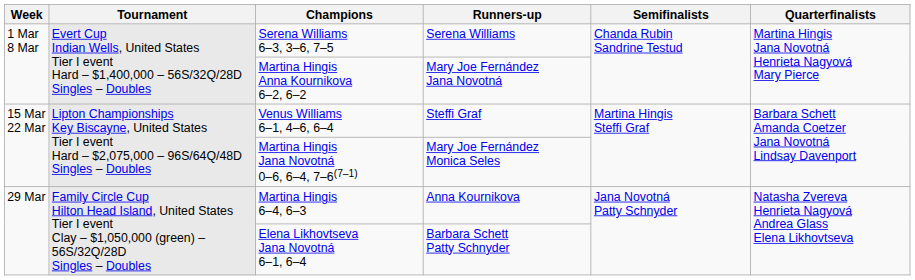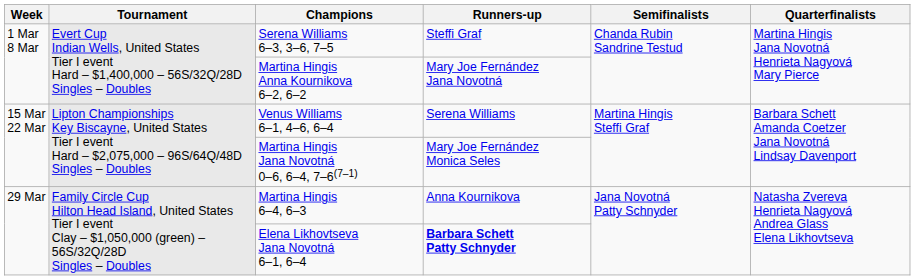(471, 34) Serena Williams -> (454, 34) Steffi Graf
(454, 114) Steffi Graf -> (471, 114) Serena Williams
(468, 240) normal -> (471, 240) bold
